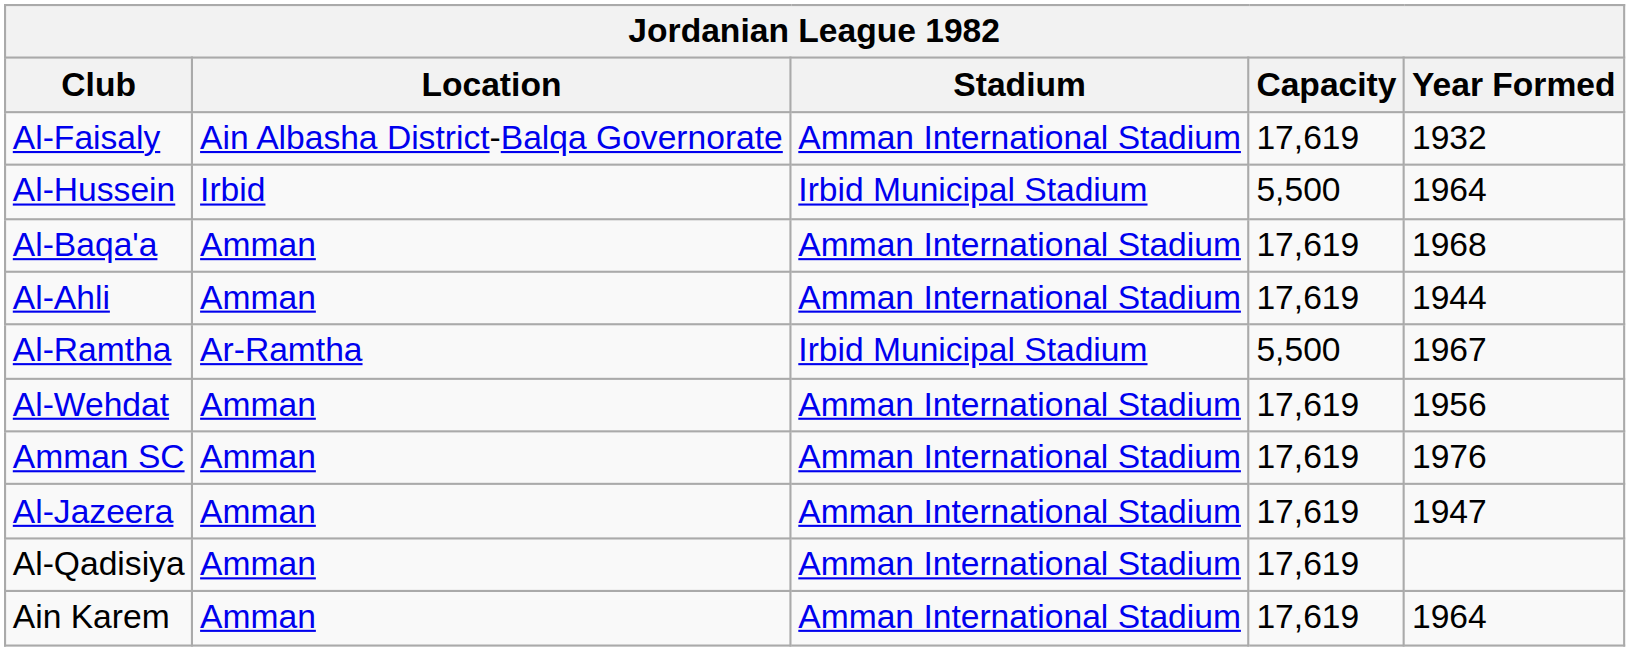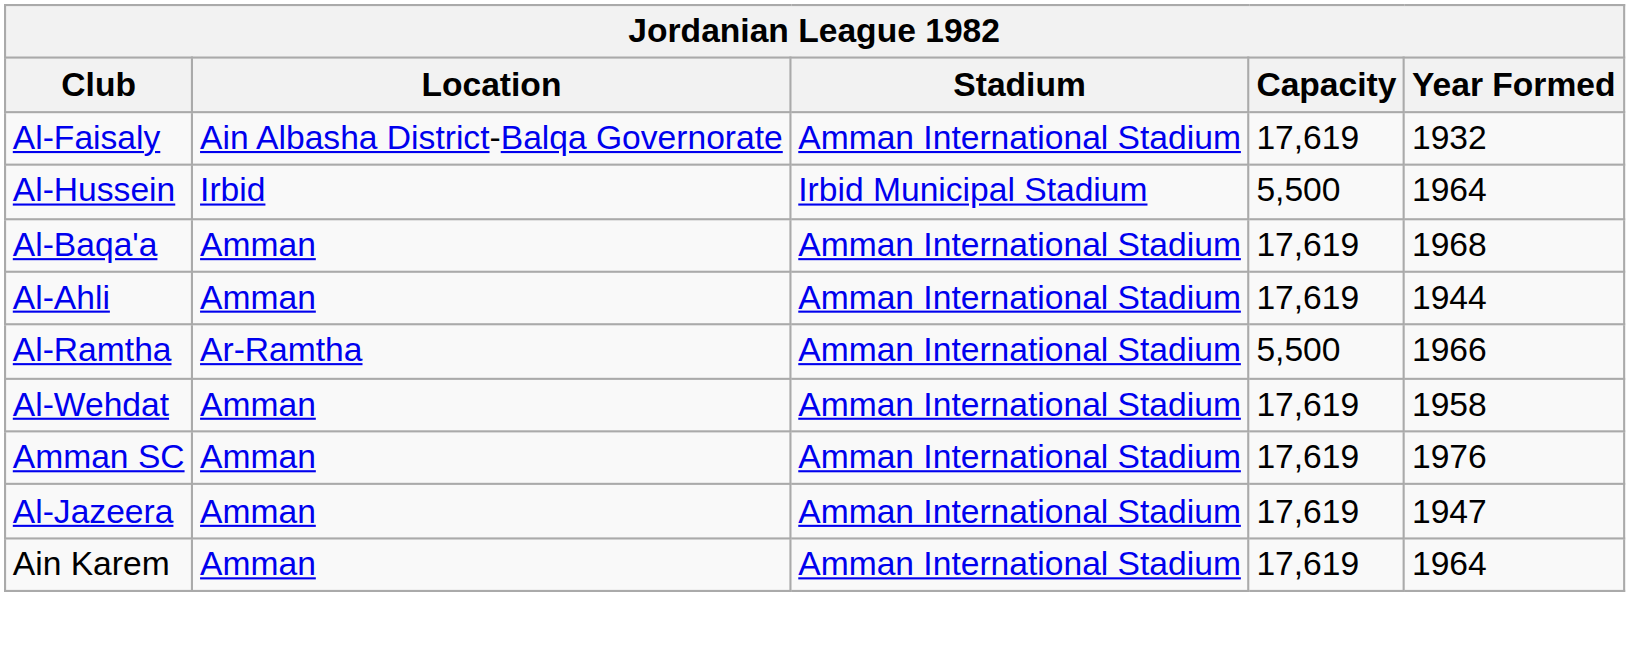(973, 350) Irbid Municipal Stadium -> (1020, 350) Amman International Stadium
(1449, 350) 1967 -> (1449, 350) 1966
(1449, 404) 1956 -> (1449, 404) 1958
- row: (99, 564)
